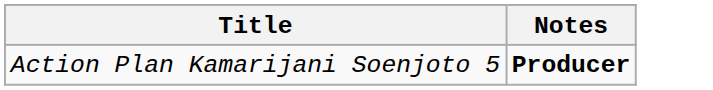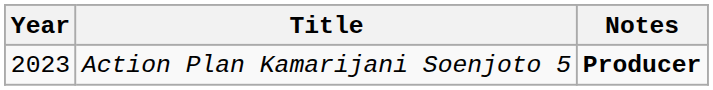+ column: (40, 25)
